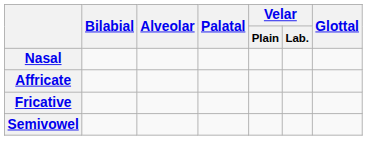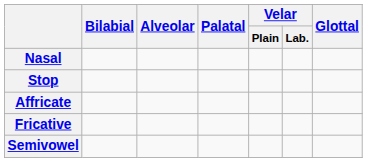+ row: (43, 80)
